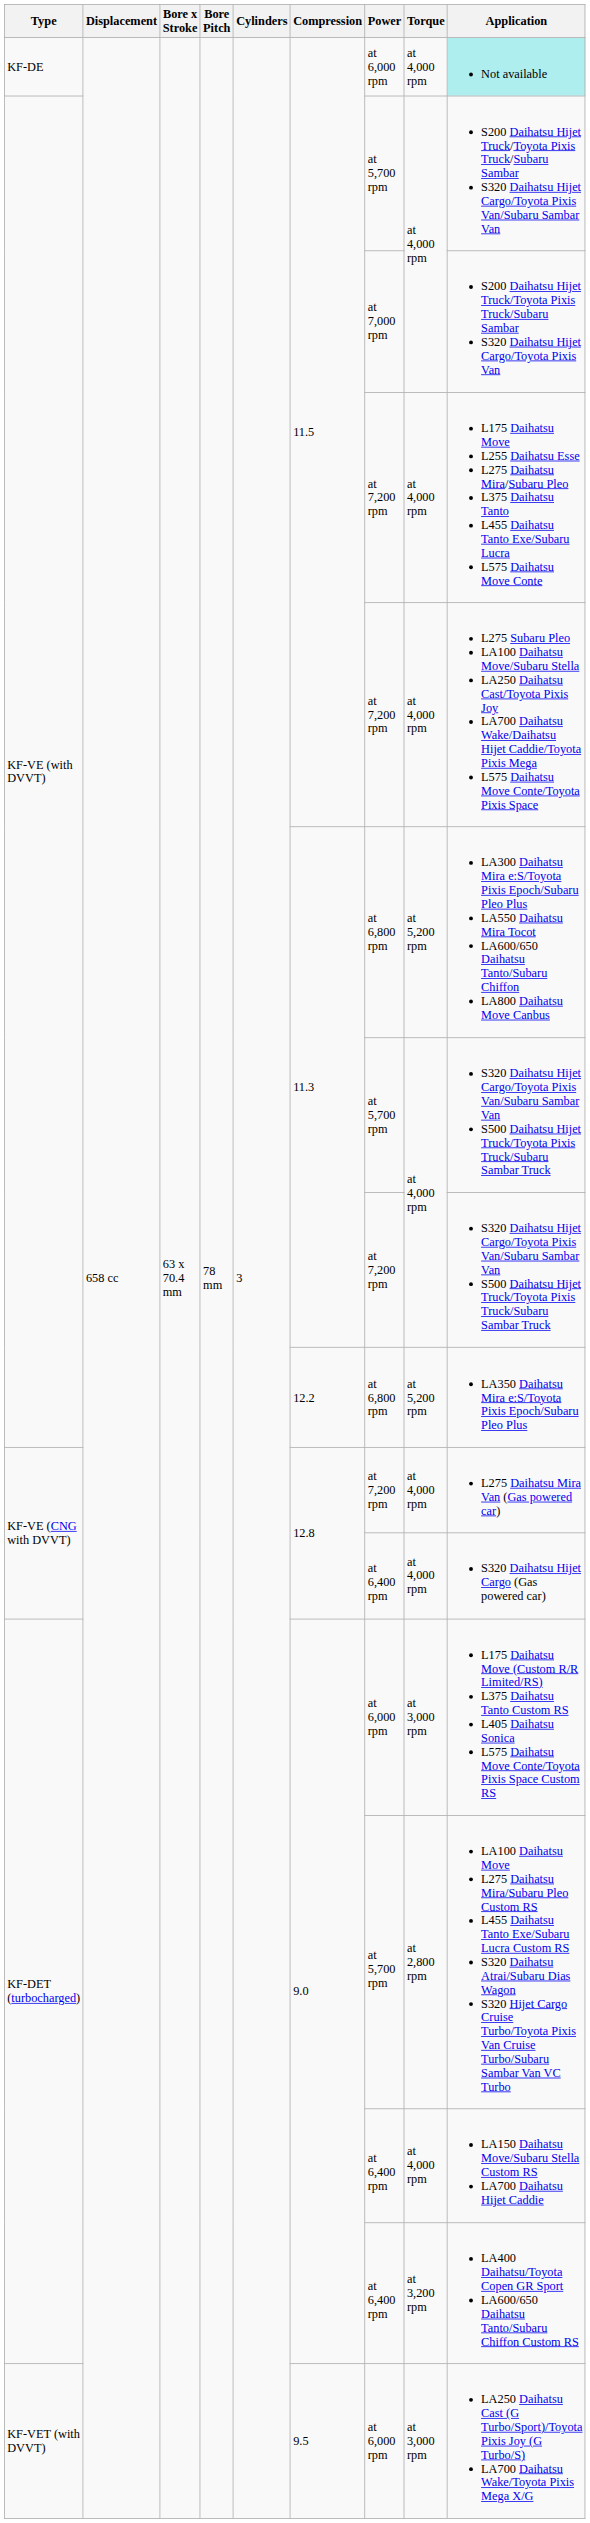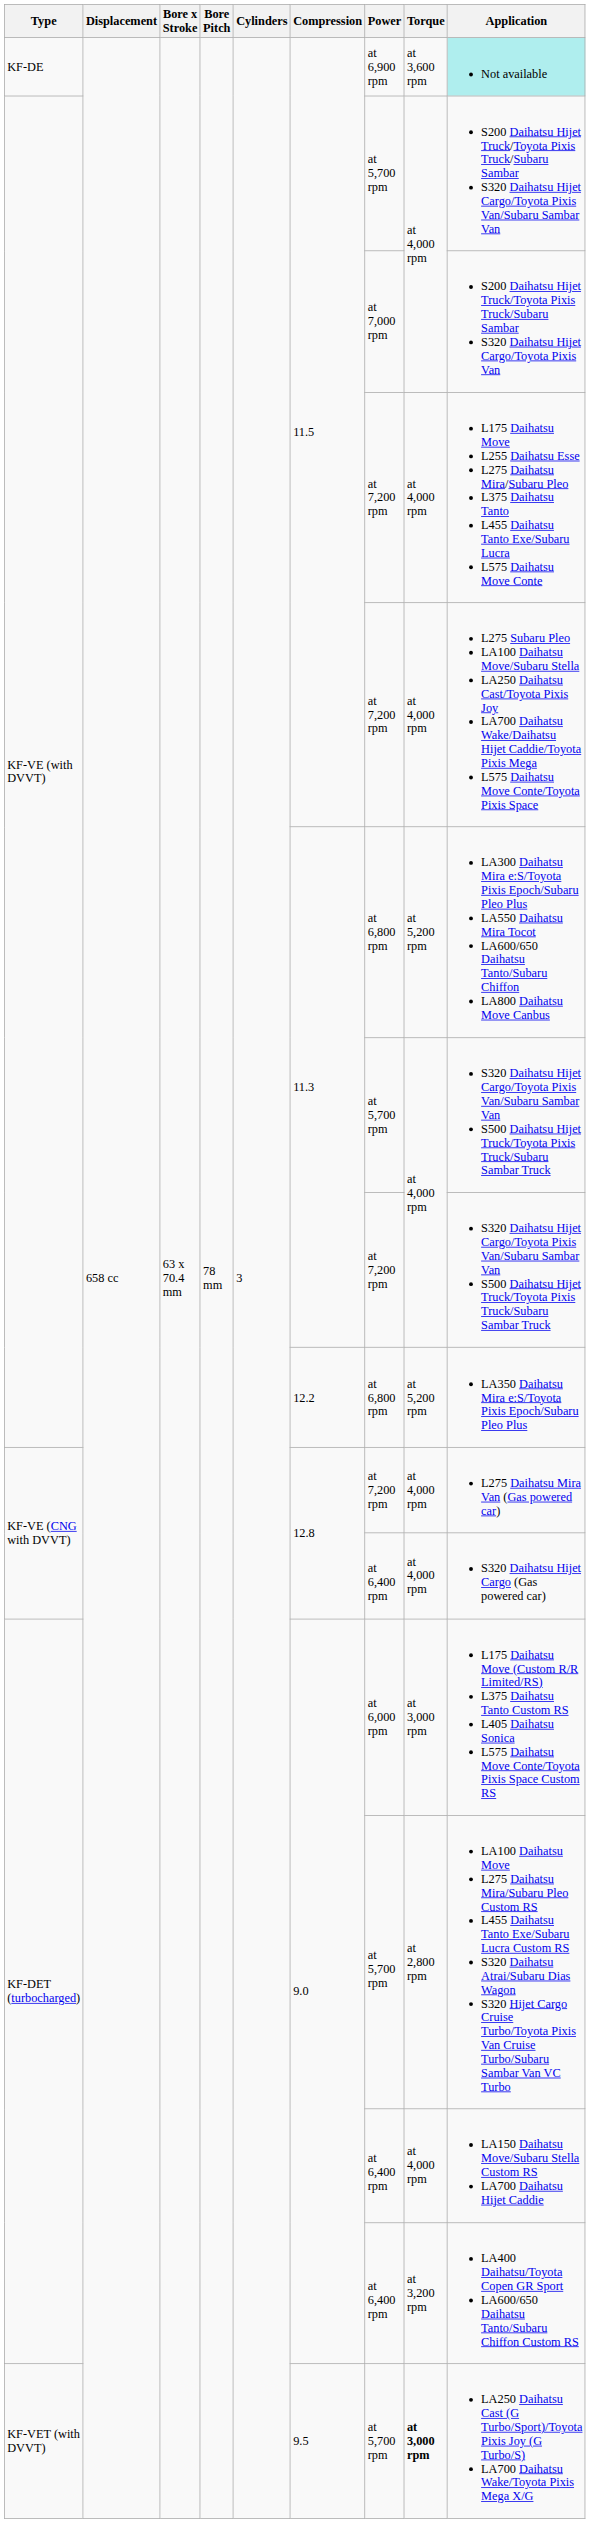(382, 66) at 6,000 rpm -> (382, 66) at 6,900 rpm
(421, 66) at 4,000 rpm -> (421, 66) at 3,600 rpm
(382, 2441) at 6,000 rpm -> (382, 2441) at 5,700 rpm
(421, 2441) normal -> (421, 2441) bold
